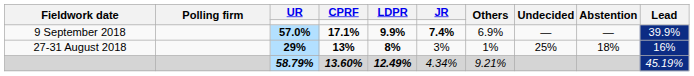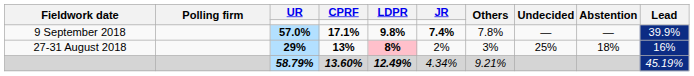(393, 32) 9.9% -> (393, 32) 9.8%
(490, 32) 6.9% -> (490, 32) 7.8%
(393, 48) no background -> (393, 48) pink background
(442, 48) 3% -> (442, 48) 2%
(490, 48) 1% -> (490, 48) 3%
